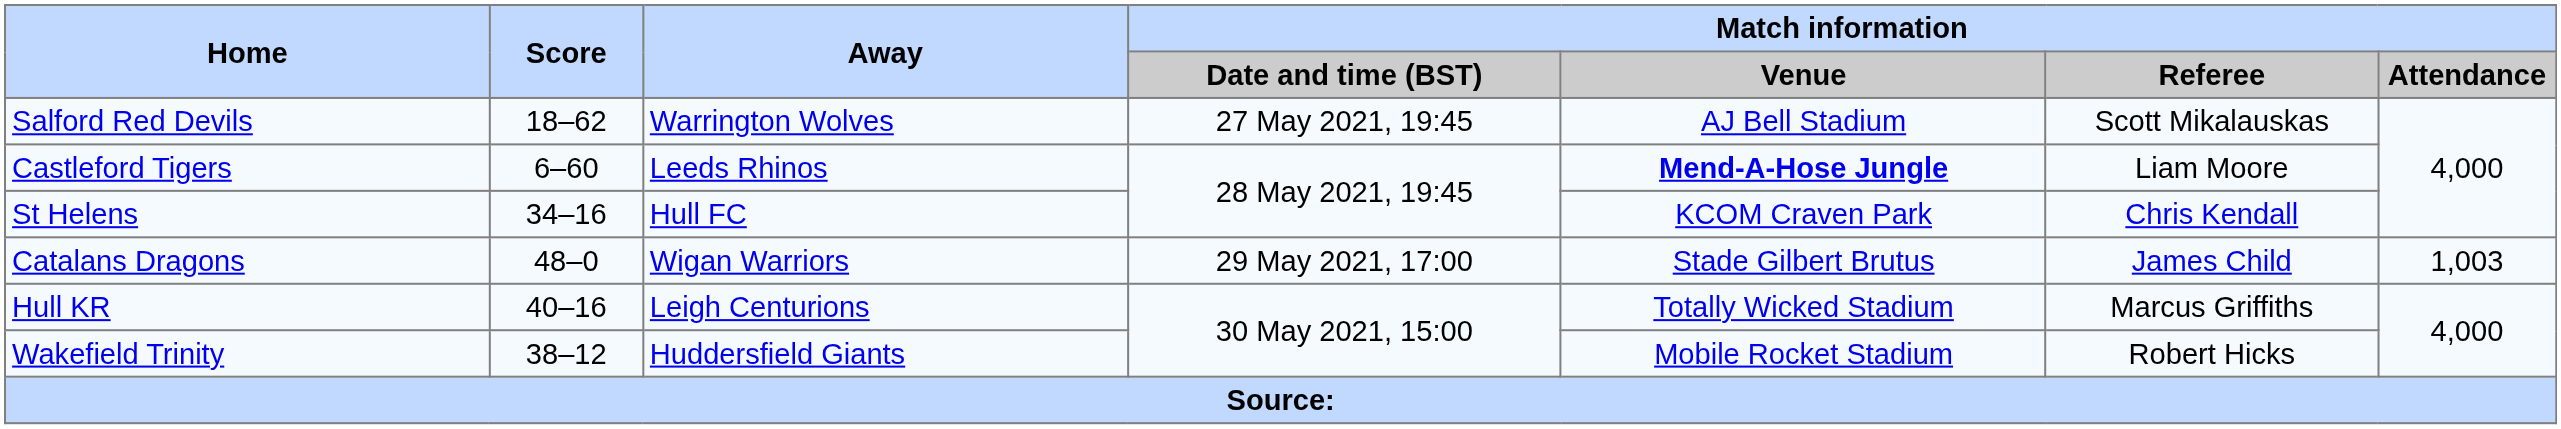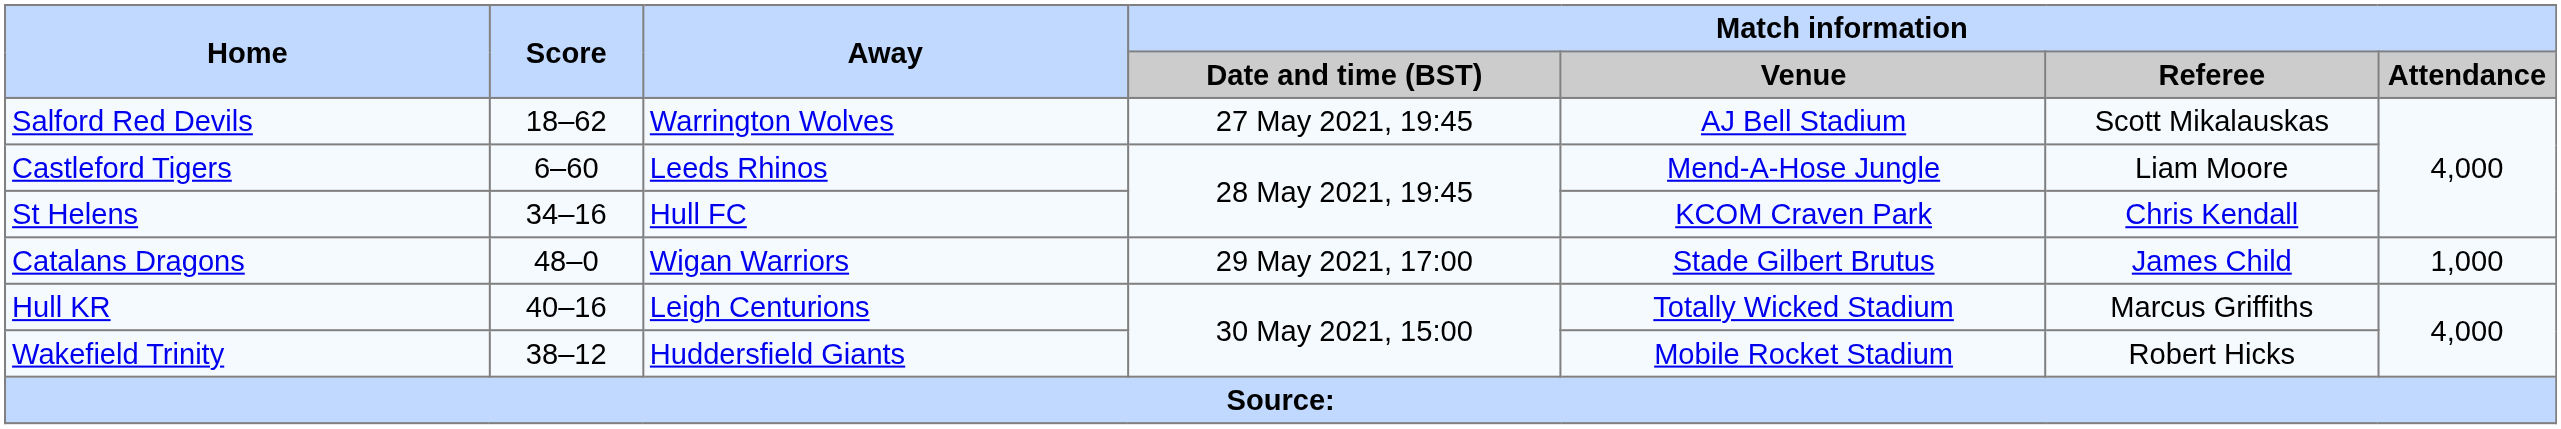(1804, 168) bold -> (1804, 168) normal
(2467, 261) 1,003 -> (2467, 261) 1,000
